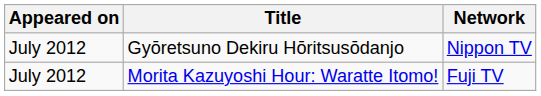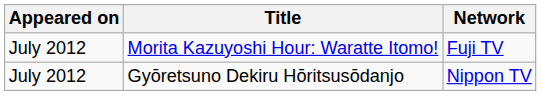rows swapped: (283, 76) <-> (266, 47)
